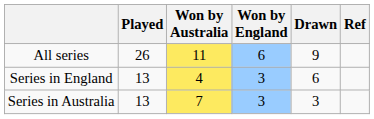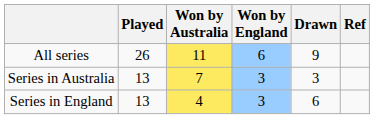rows swapped: (61, 101) <-> (61, 78)
